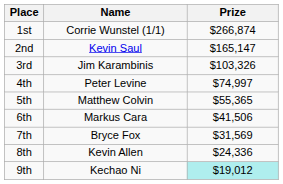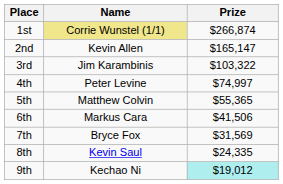(115, 30) no background -> (115, 30) khaki background
(115, 48) Kevin Saul -> (115, 48) Kevin Allen
(233, 65) $103,326 -> (233, 65) $103,322
(115, 153) Kevin Allen -> (115, 153) Kevin Saul
(233, 153) $24,336 -> (233, 153) $24,335
